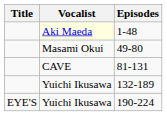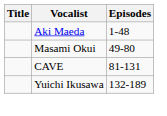(67, 31) lightyellow background -> (59, 31) no background
- row: (135, 102)
